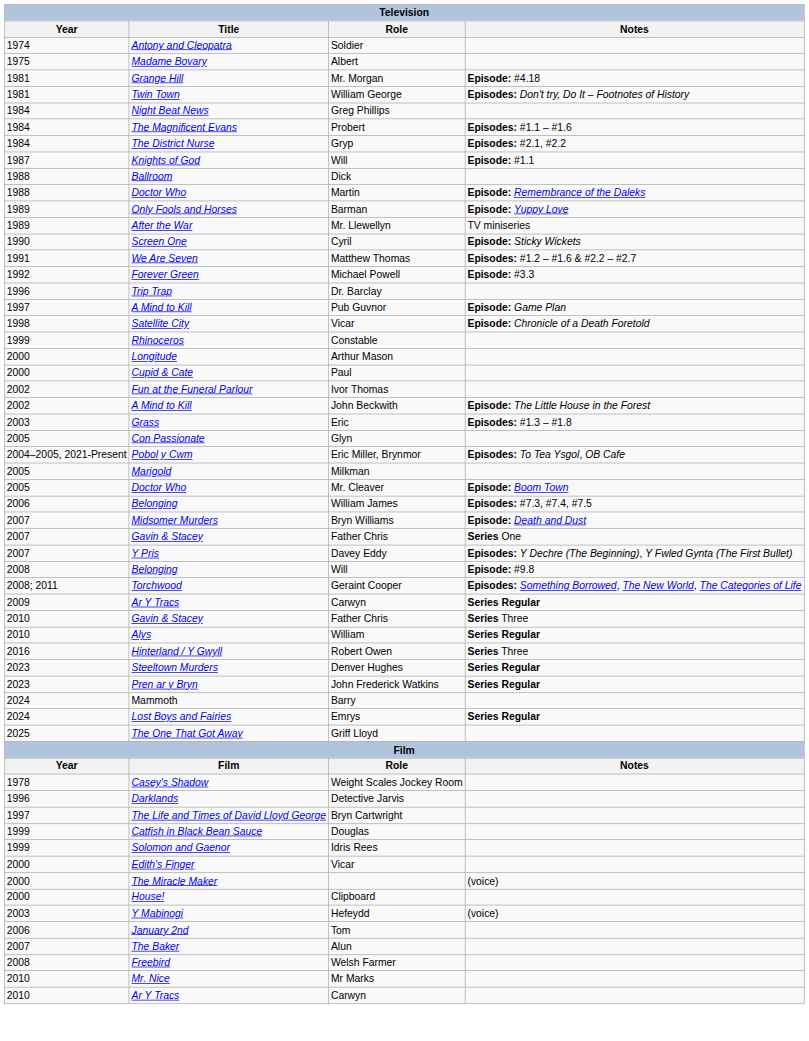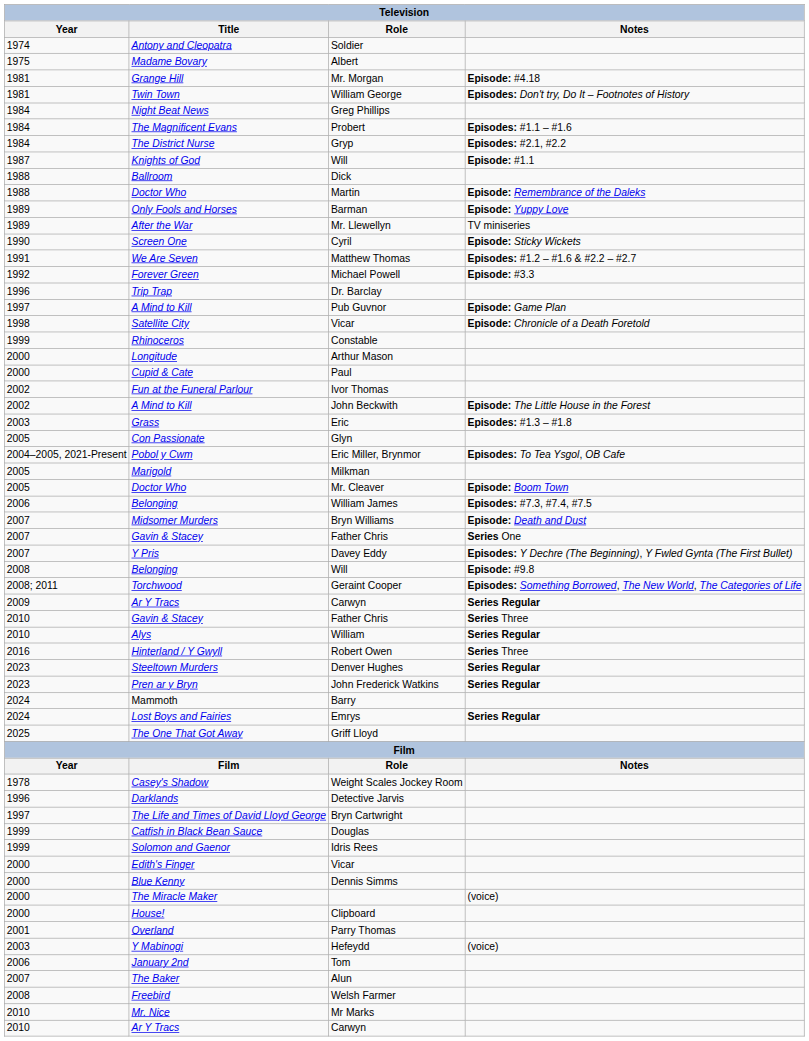+ row: (18, 881)
+ row: (18, 930)
